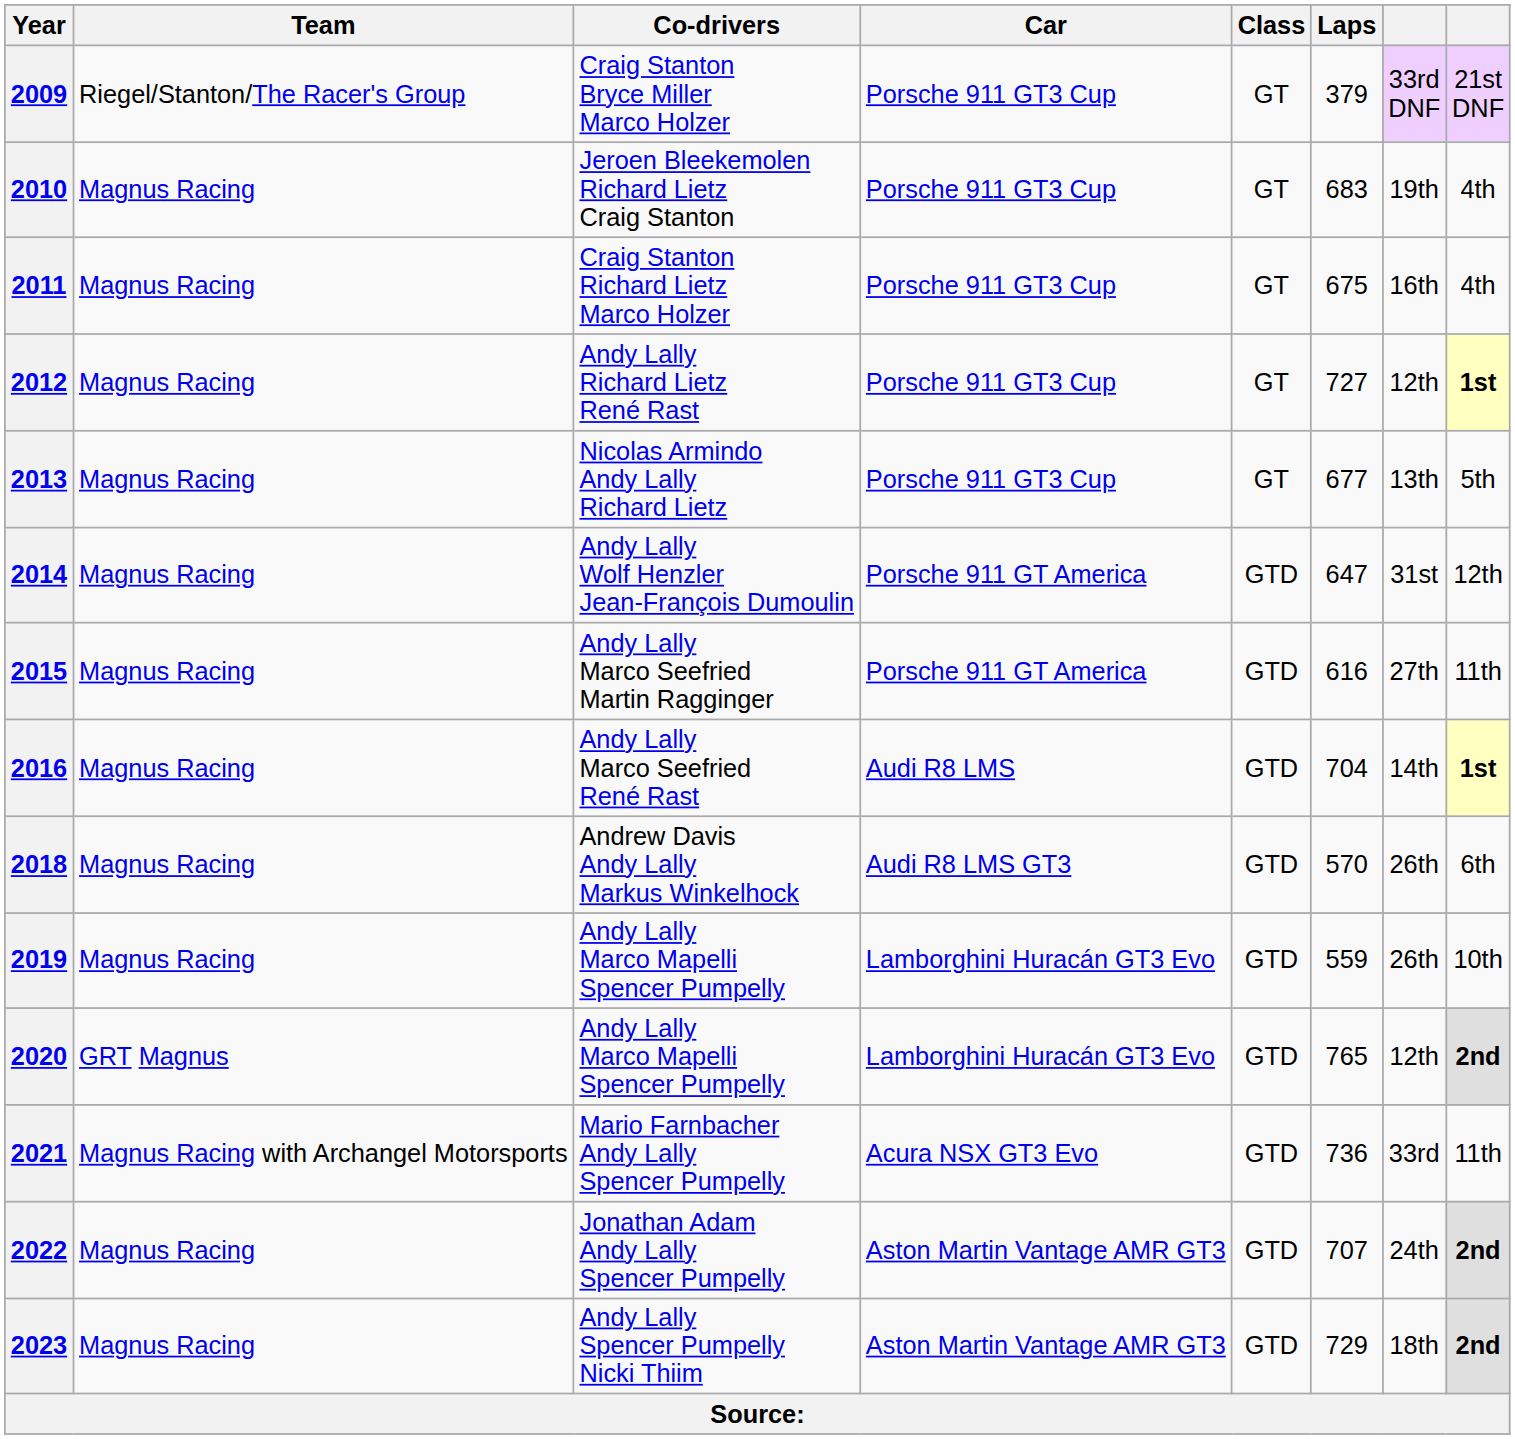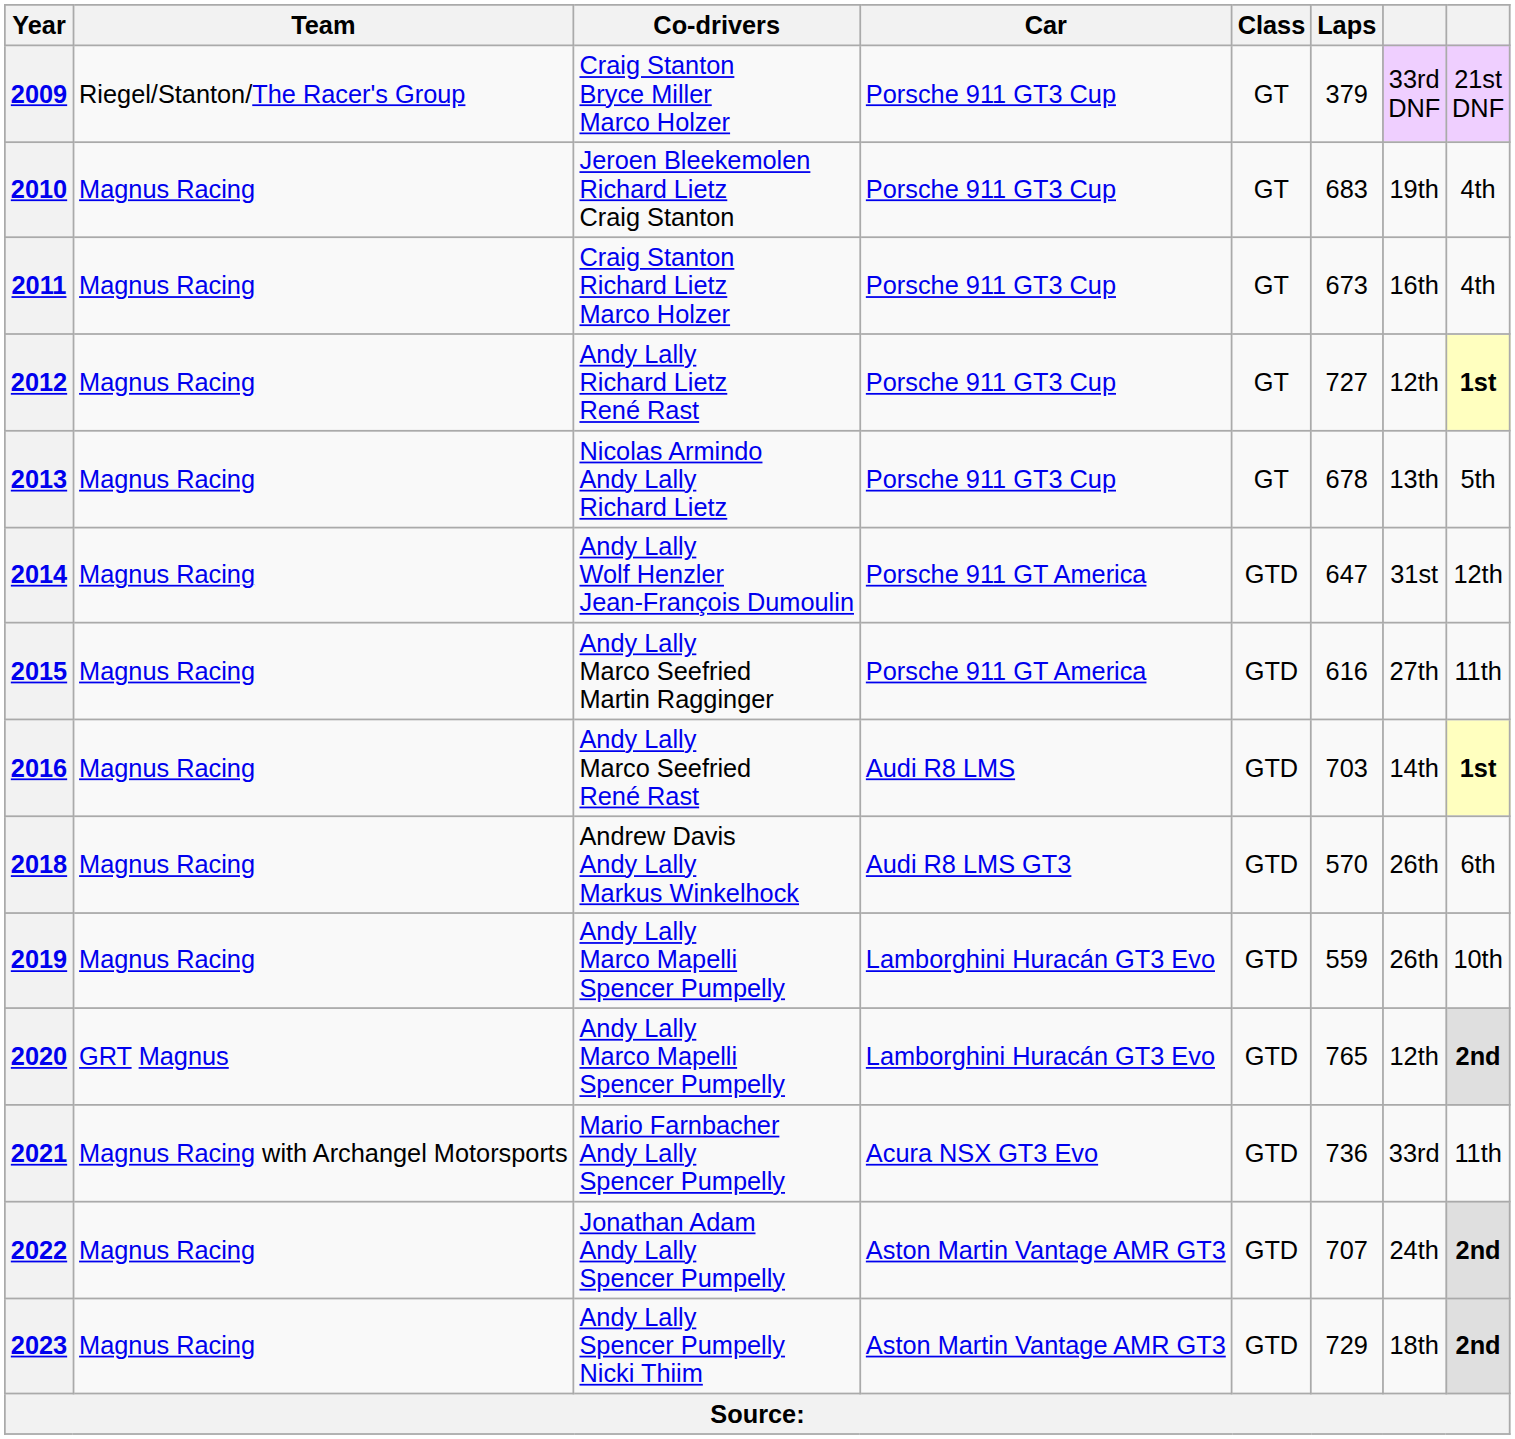(1347, 286) 675 -> (1347, 286) 673
(1347, 479) 677 -> (1347, 479) 678
(1347, 768) 704 -> (1347, 768) 703
